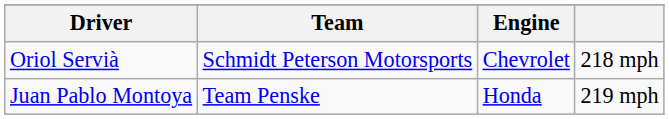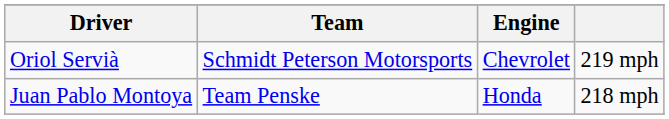(620, 59) 218 mph -> (620, 59) 219 mph
(620, 96) 219 mph -> (620, 96) 218 mph
